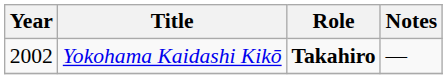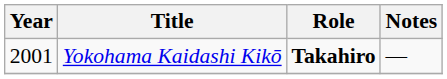(31, 55) 2002 -> (31, 55) 2001
